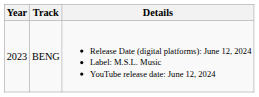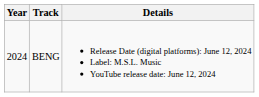(17, 56) 2023 -> (17, 56) 2024
